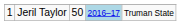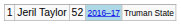(77, 12) 50 -> (77, 12) 52
